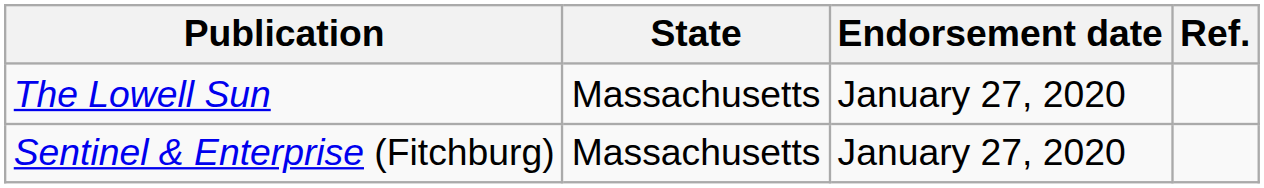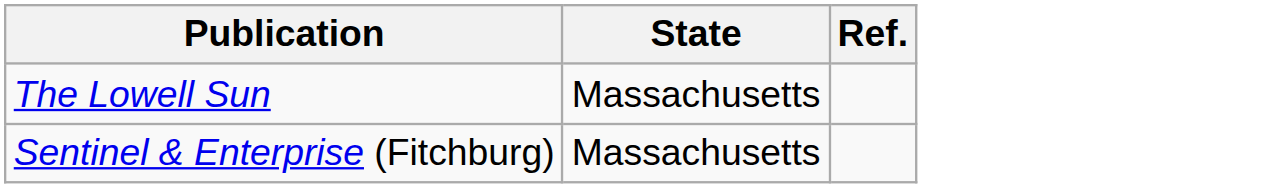- column: (1000, 34)
